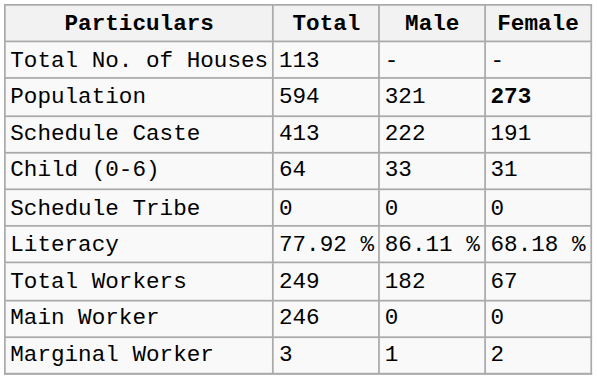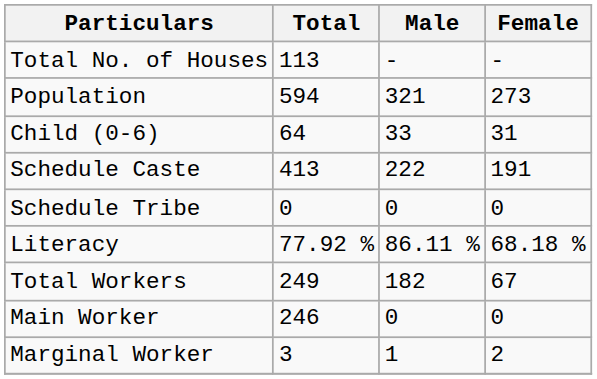(511, 97) bold -> (511, 97) normal
rows swapped: (85, 171) <-> (105, 134)
